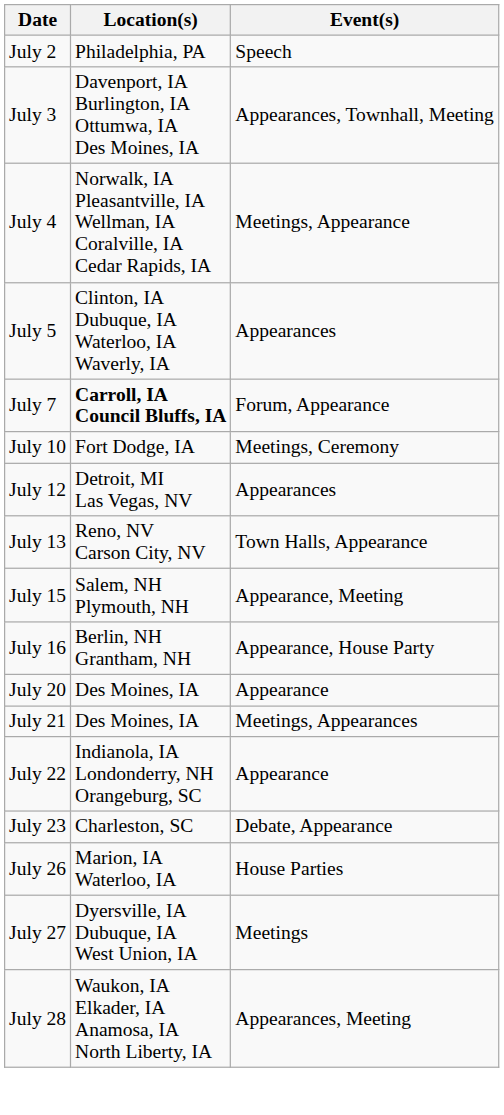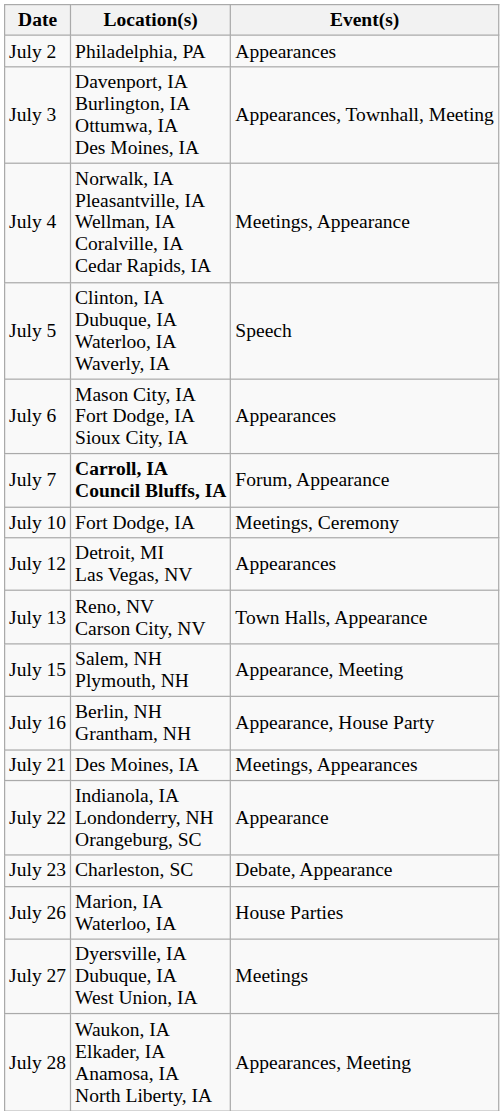(264, 50) Speech -> (286, 50) Appearances
(286, 330) Appearances -> (264, 330) Speech
+ row: (33, 416)
- row: (38, 689)
